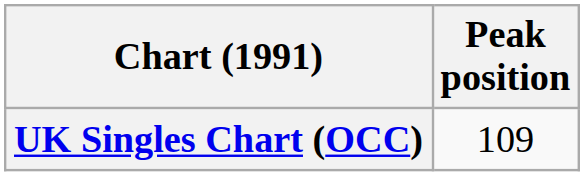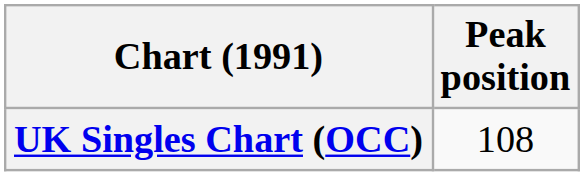(505, 138) 109 -> (505, 138) 108
